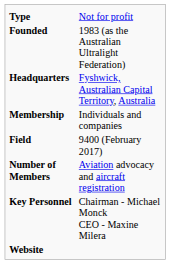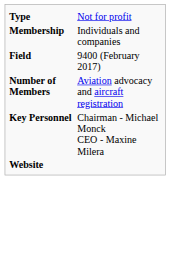- row: (28, 30)
- row: (39, 78)
